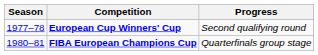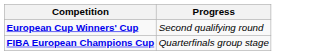- column: (26, 12)
